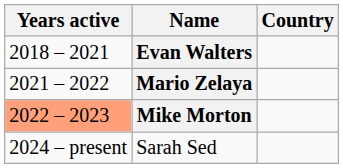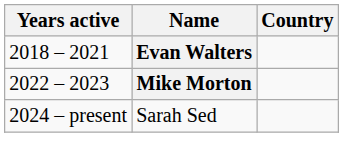- row: (194, 83)
(59, 115) lightsalmon background -> (59, 83) no background
